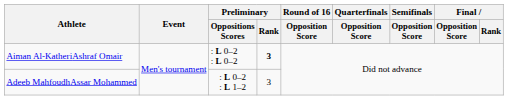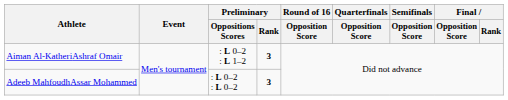(224, 56) : L 0–2 : L 0–2 -> (233, 56) : L 0–2 : L 1–2
(233, 82) : L 0–2 : L 1–2 -> (224, 82) : L 0–2 : L 0–2
(269, 82) normal -> (269, 82) bold
